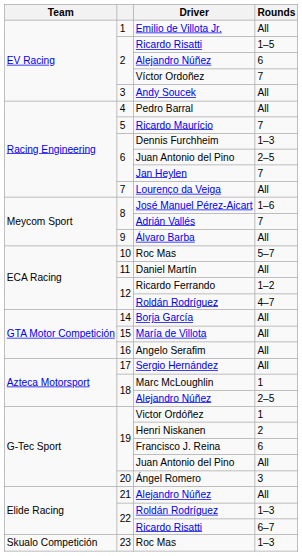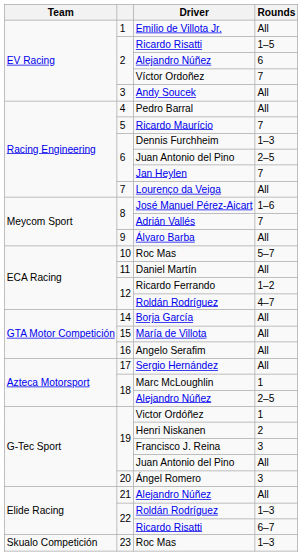(260, 446) 6 -> (260, 446) 3
